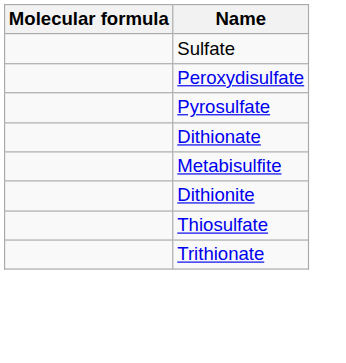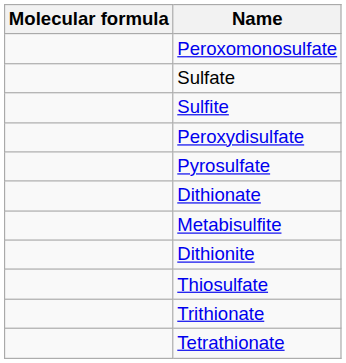+ row: (257, 48)
+ row: (203, 107)
+ row: (231, 343)
